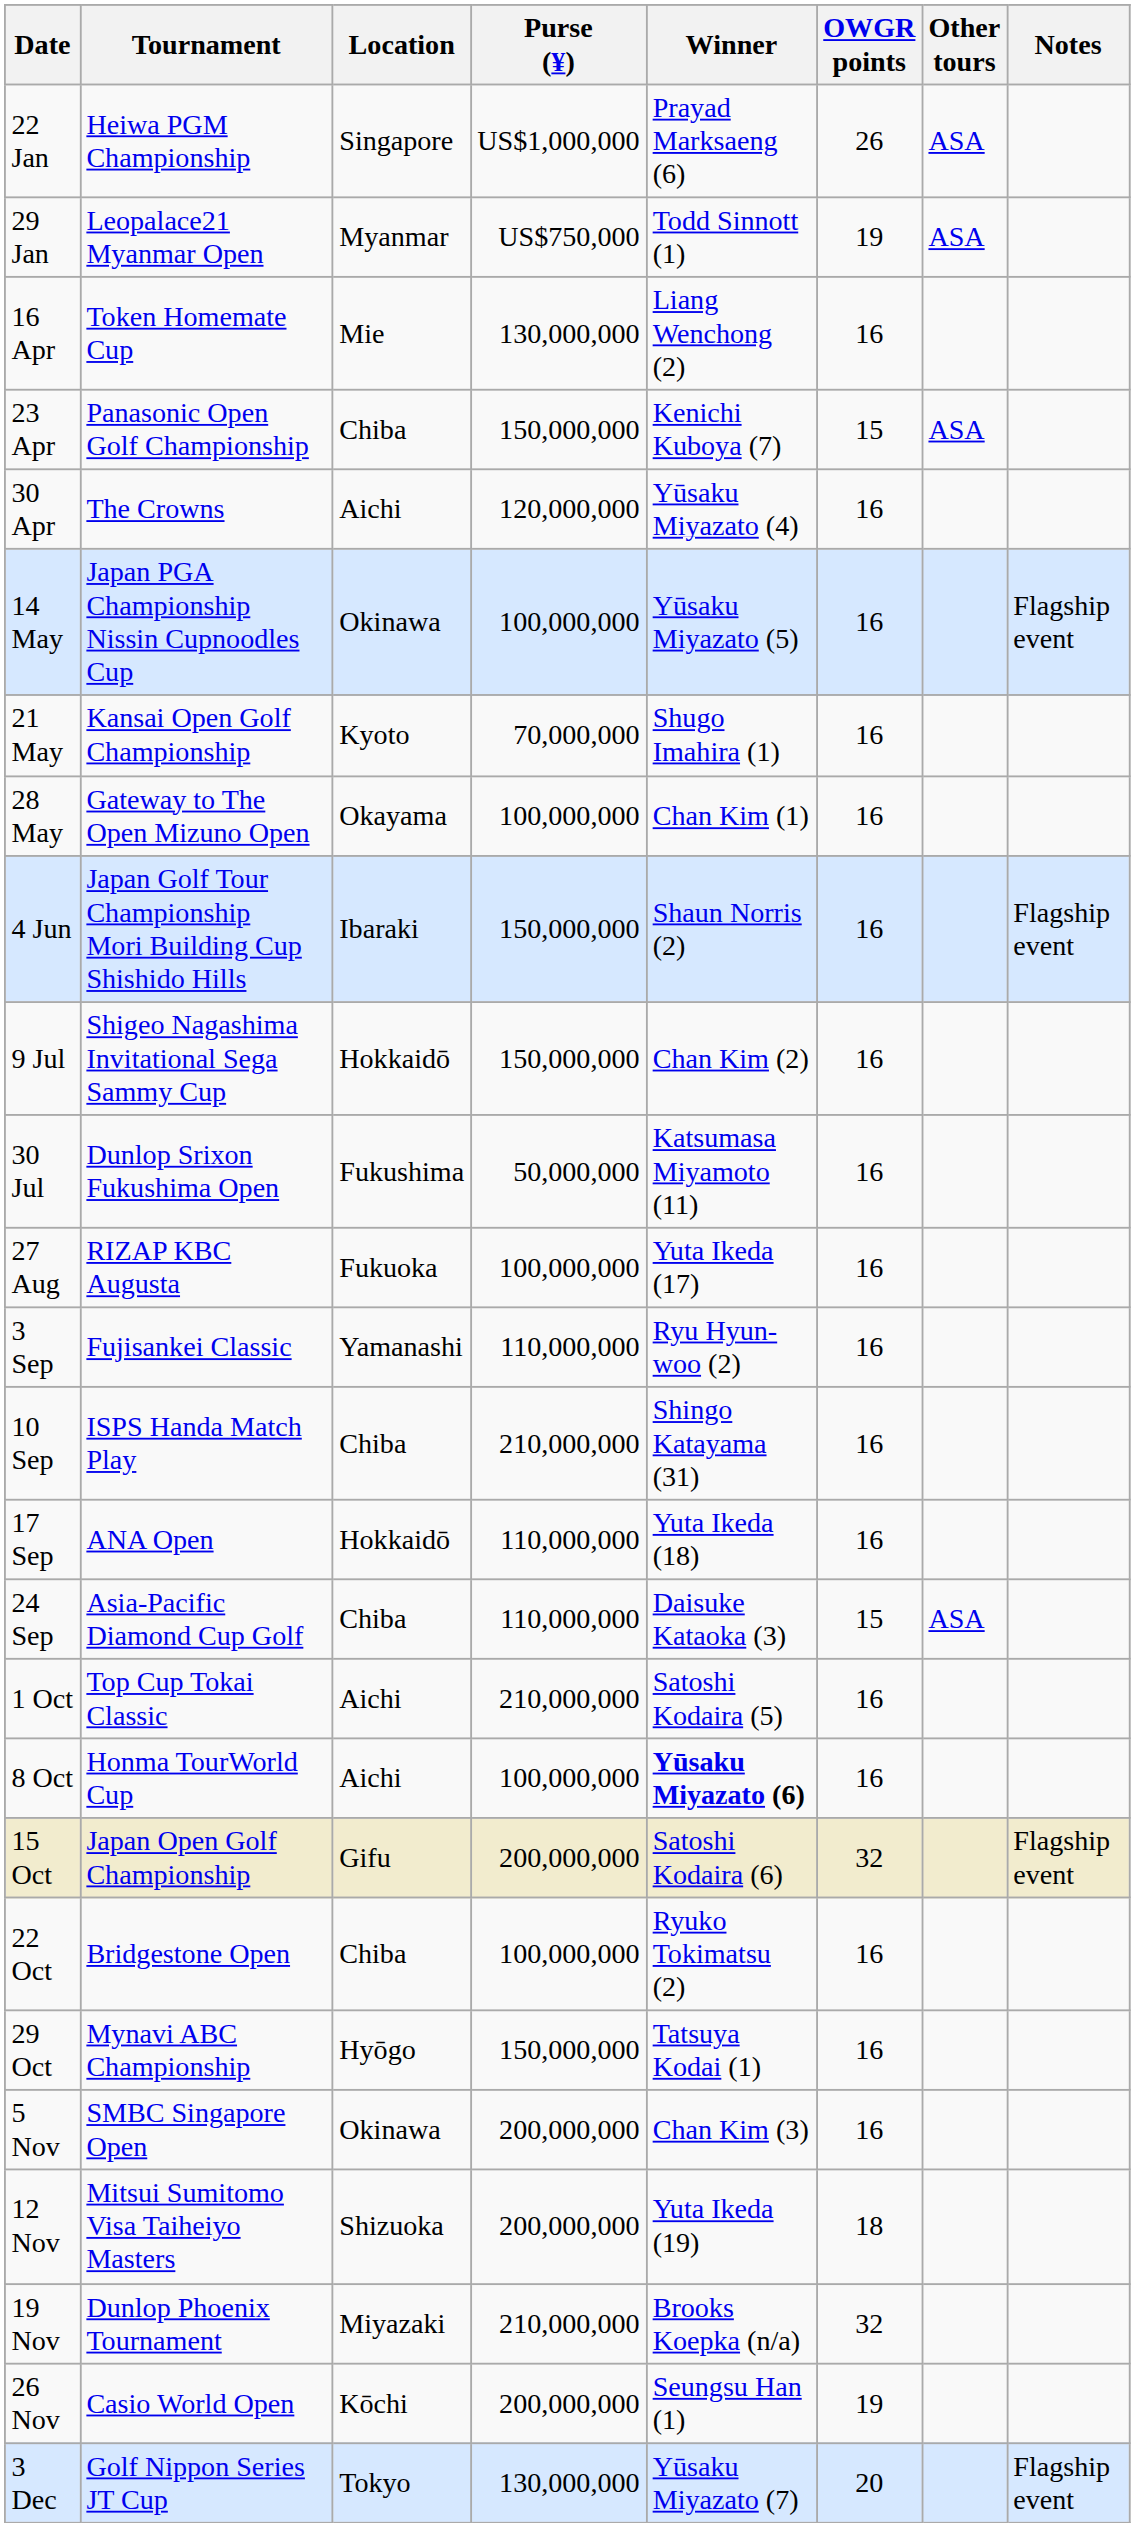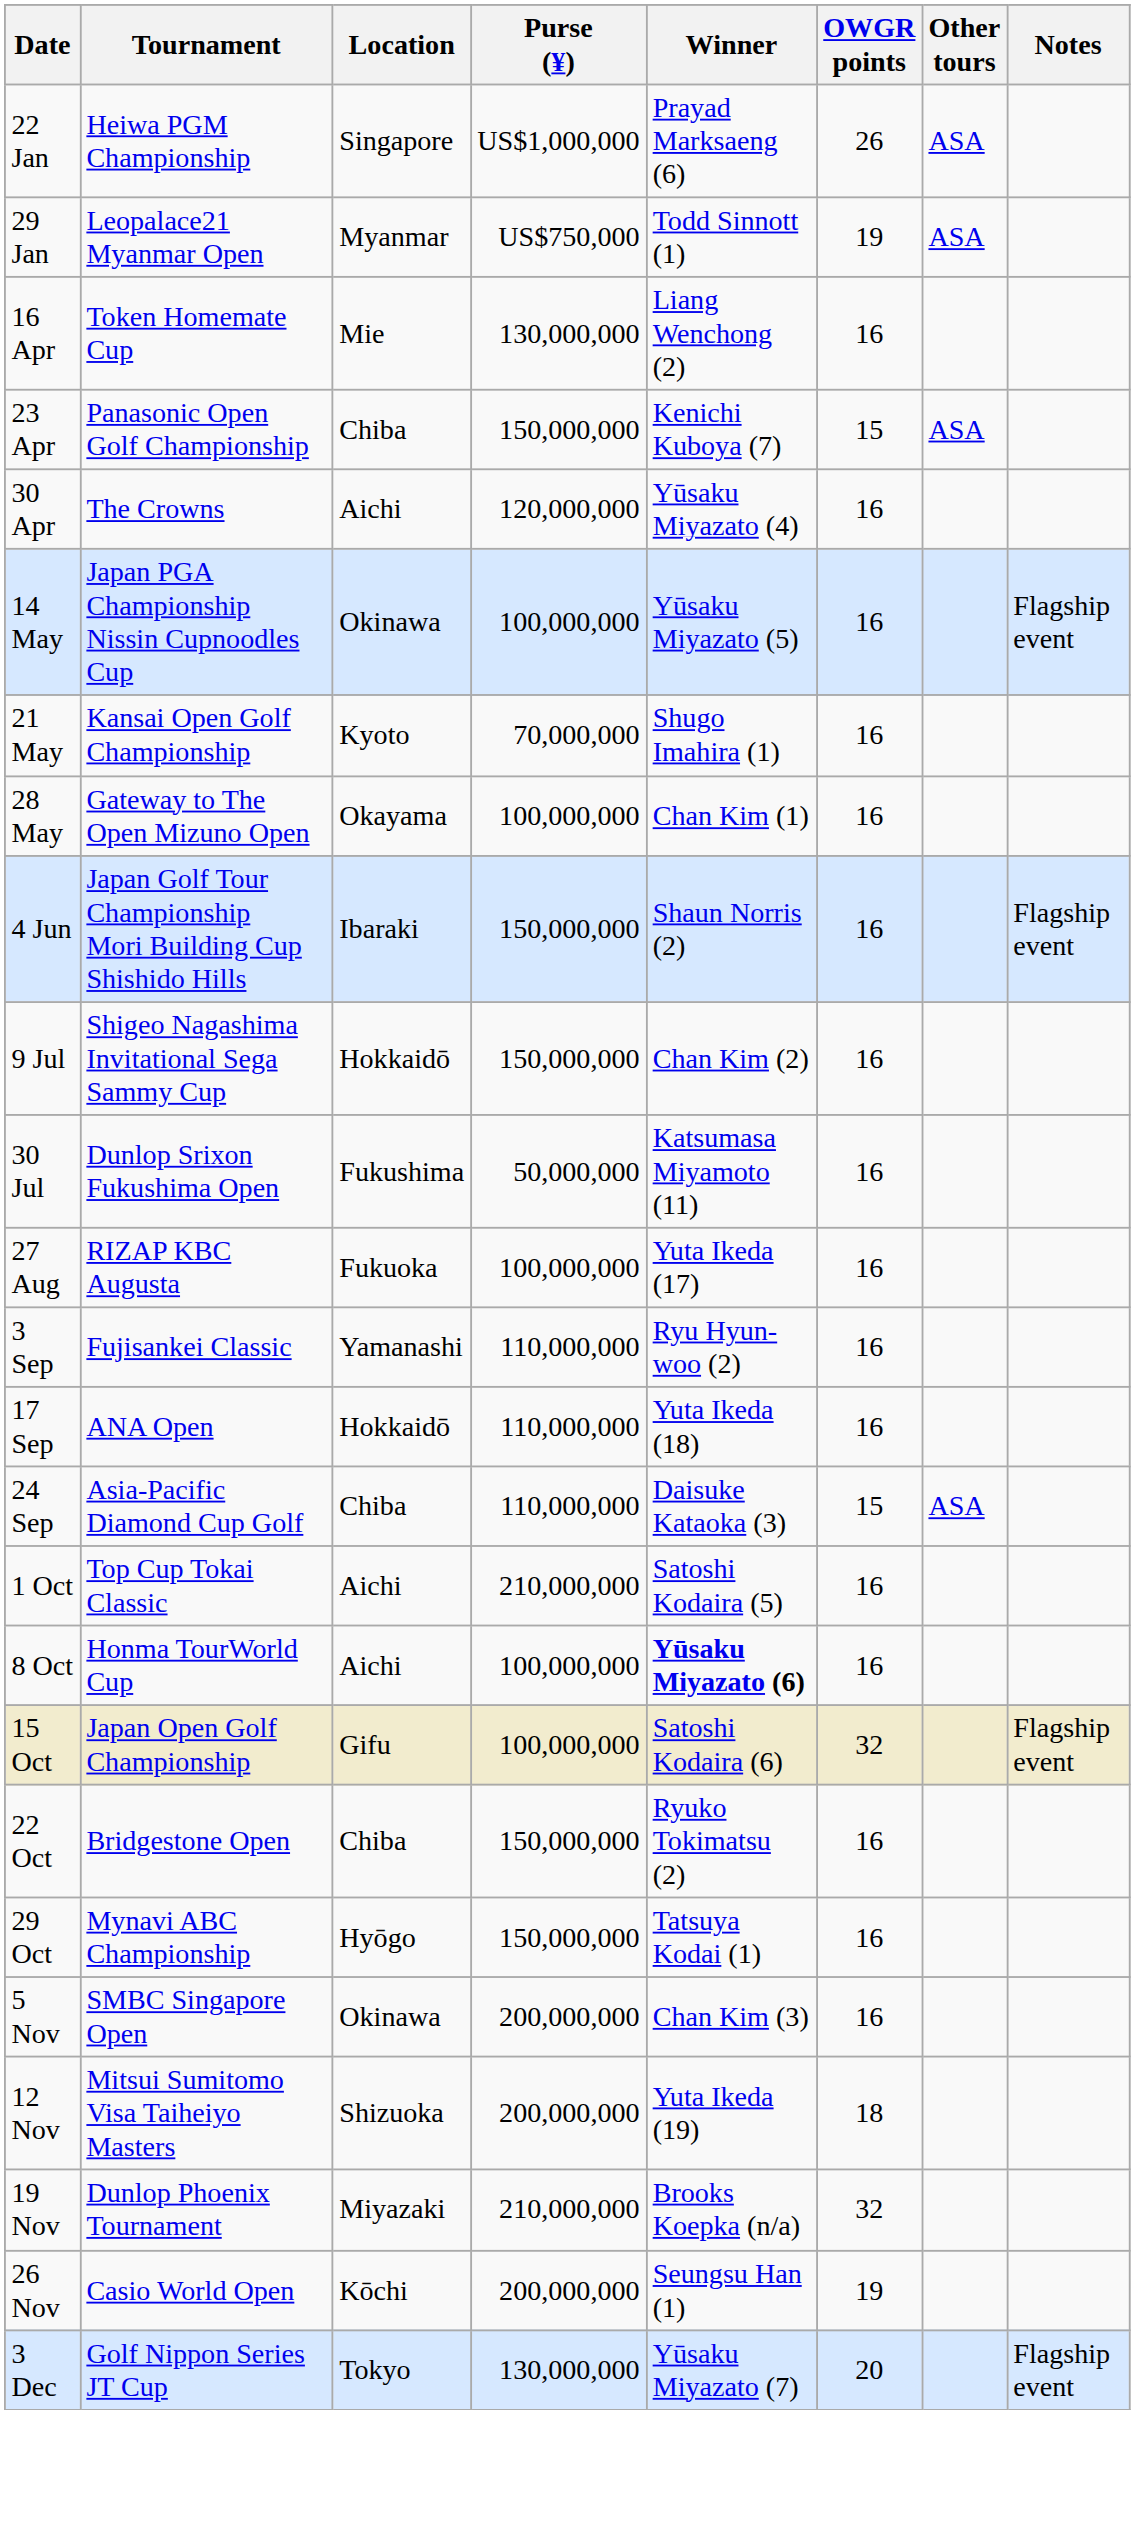- row: (33, 1442)
(569, 1857) 200,000,000 -> (569, 1744) 100,000,000
(569, 1954) 100,000,000 -> (569, 1841) 150,000,000
